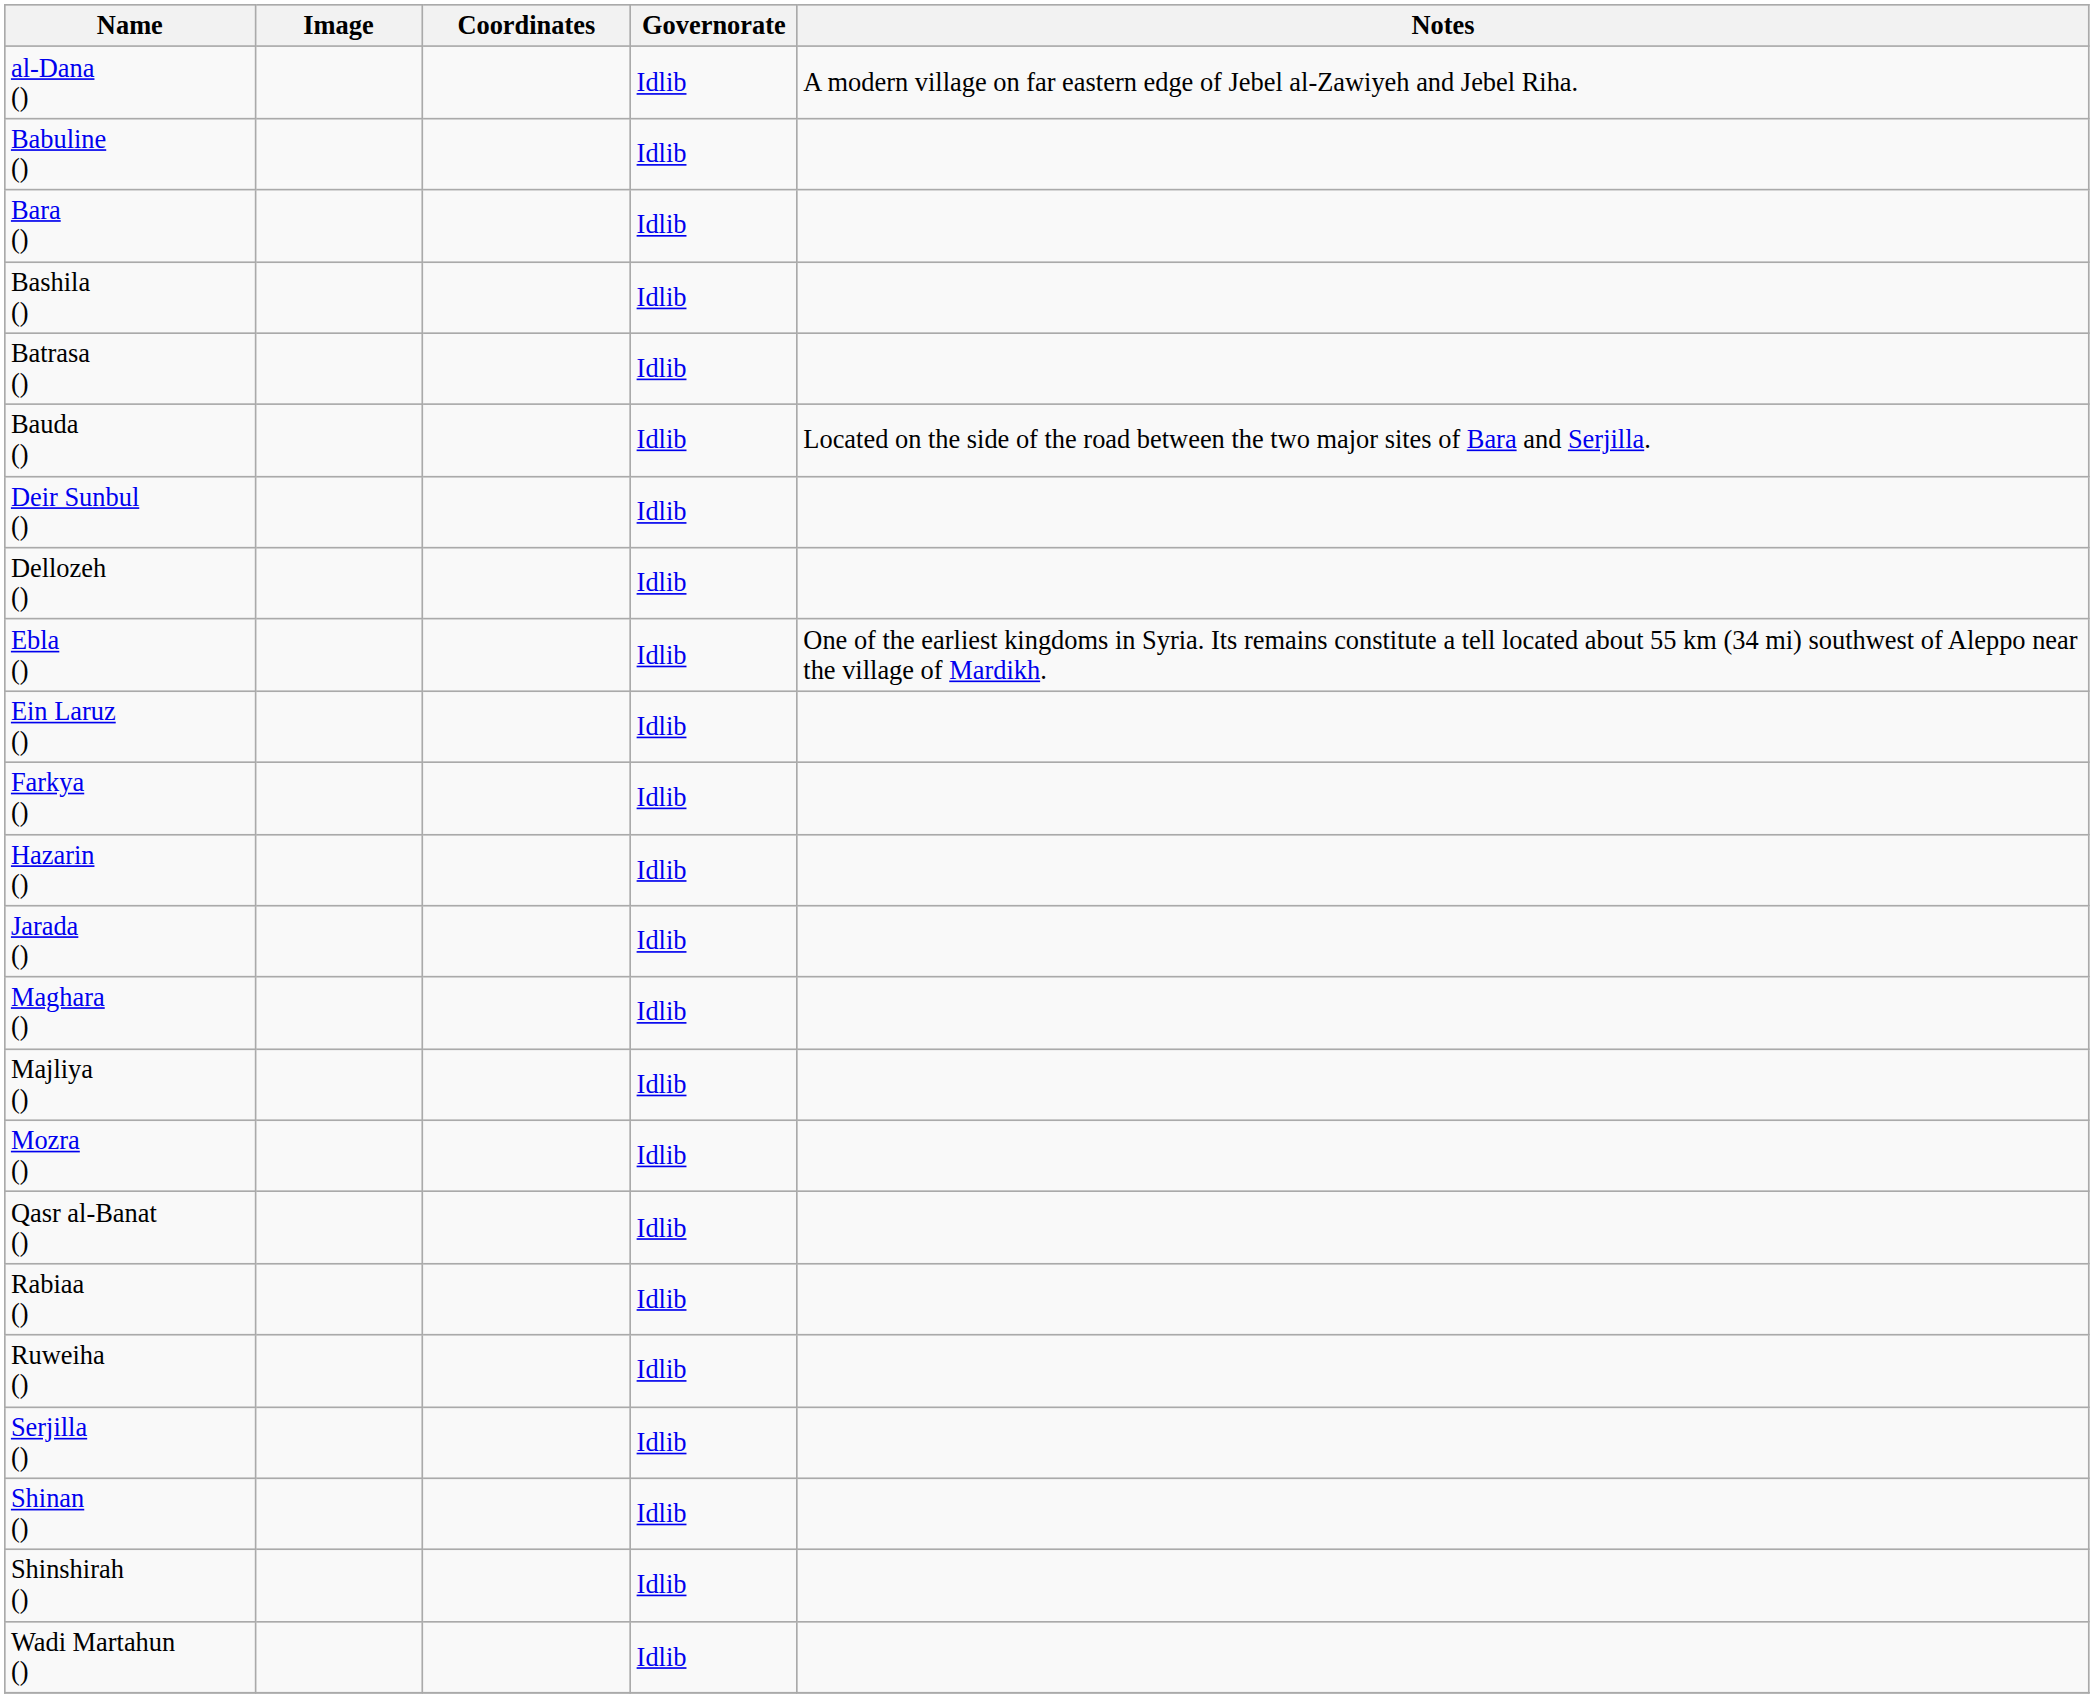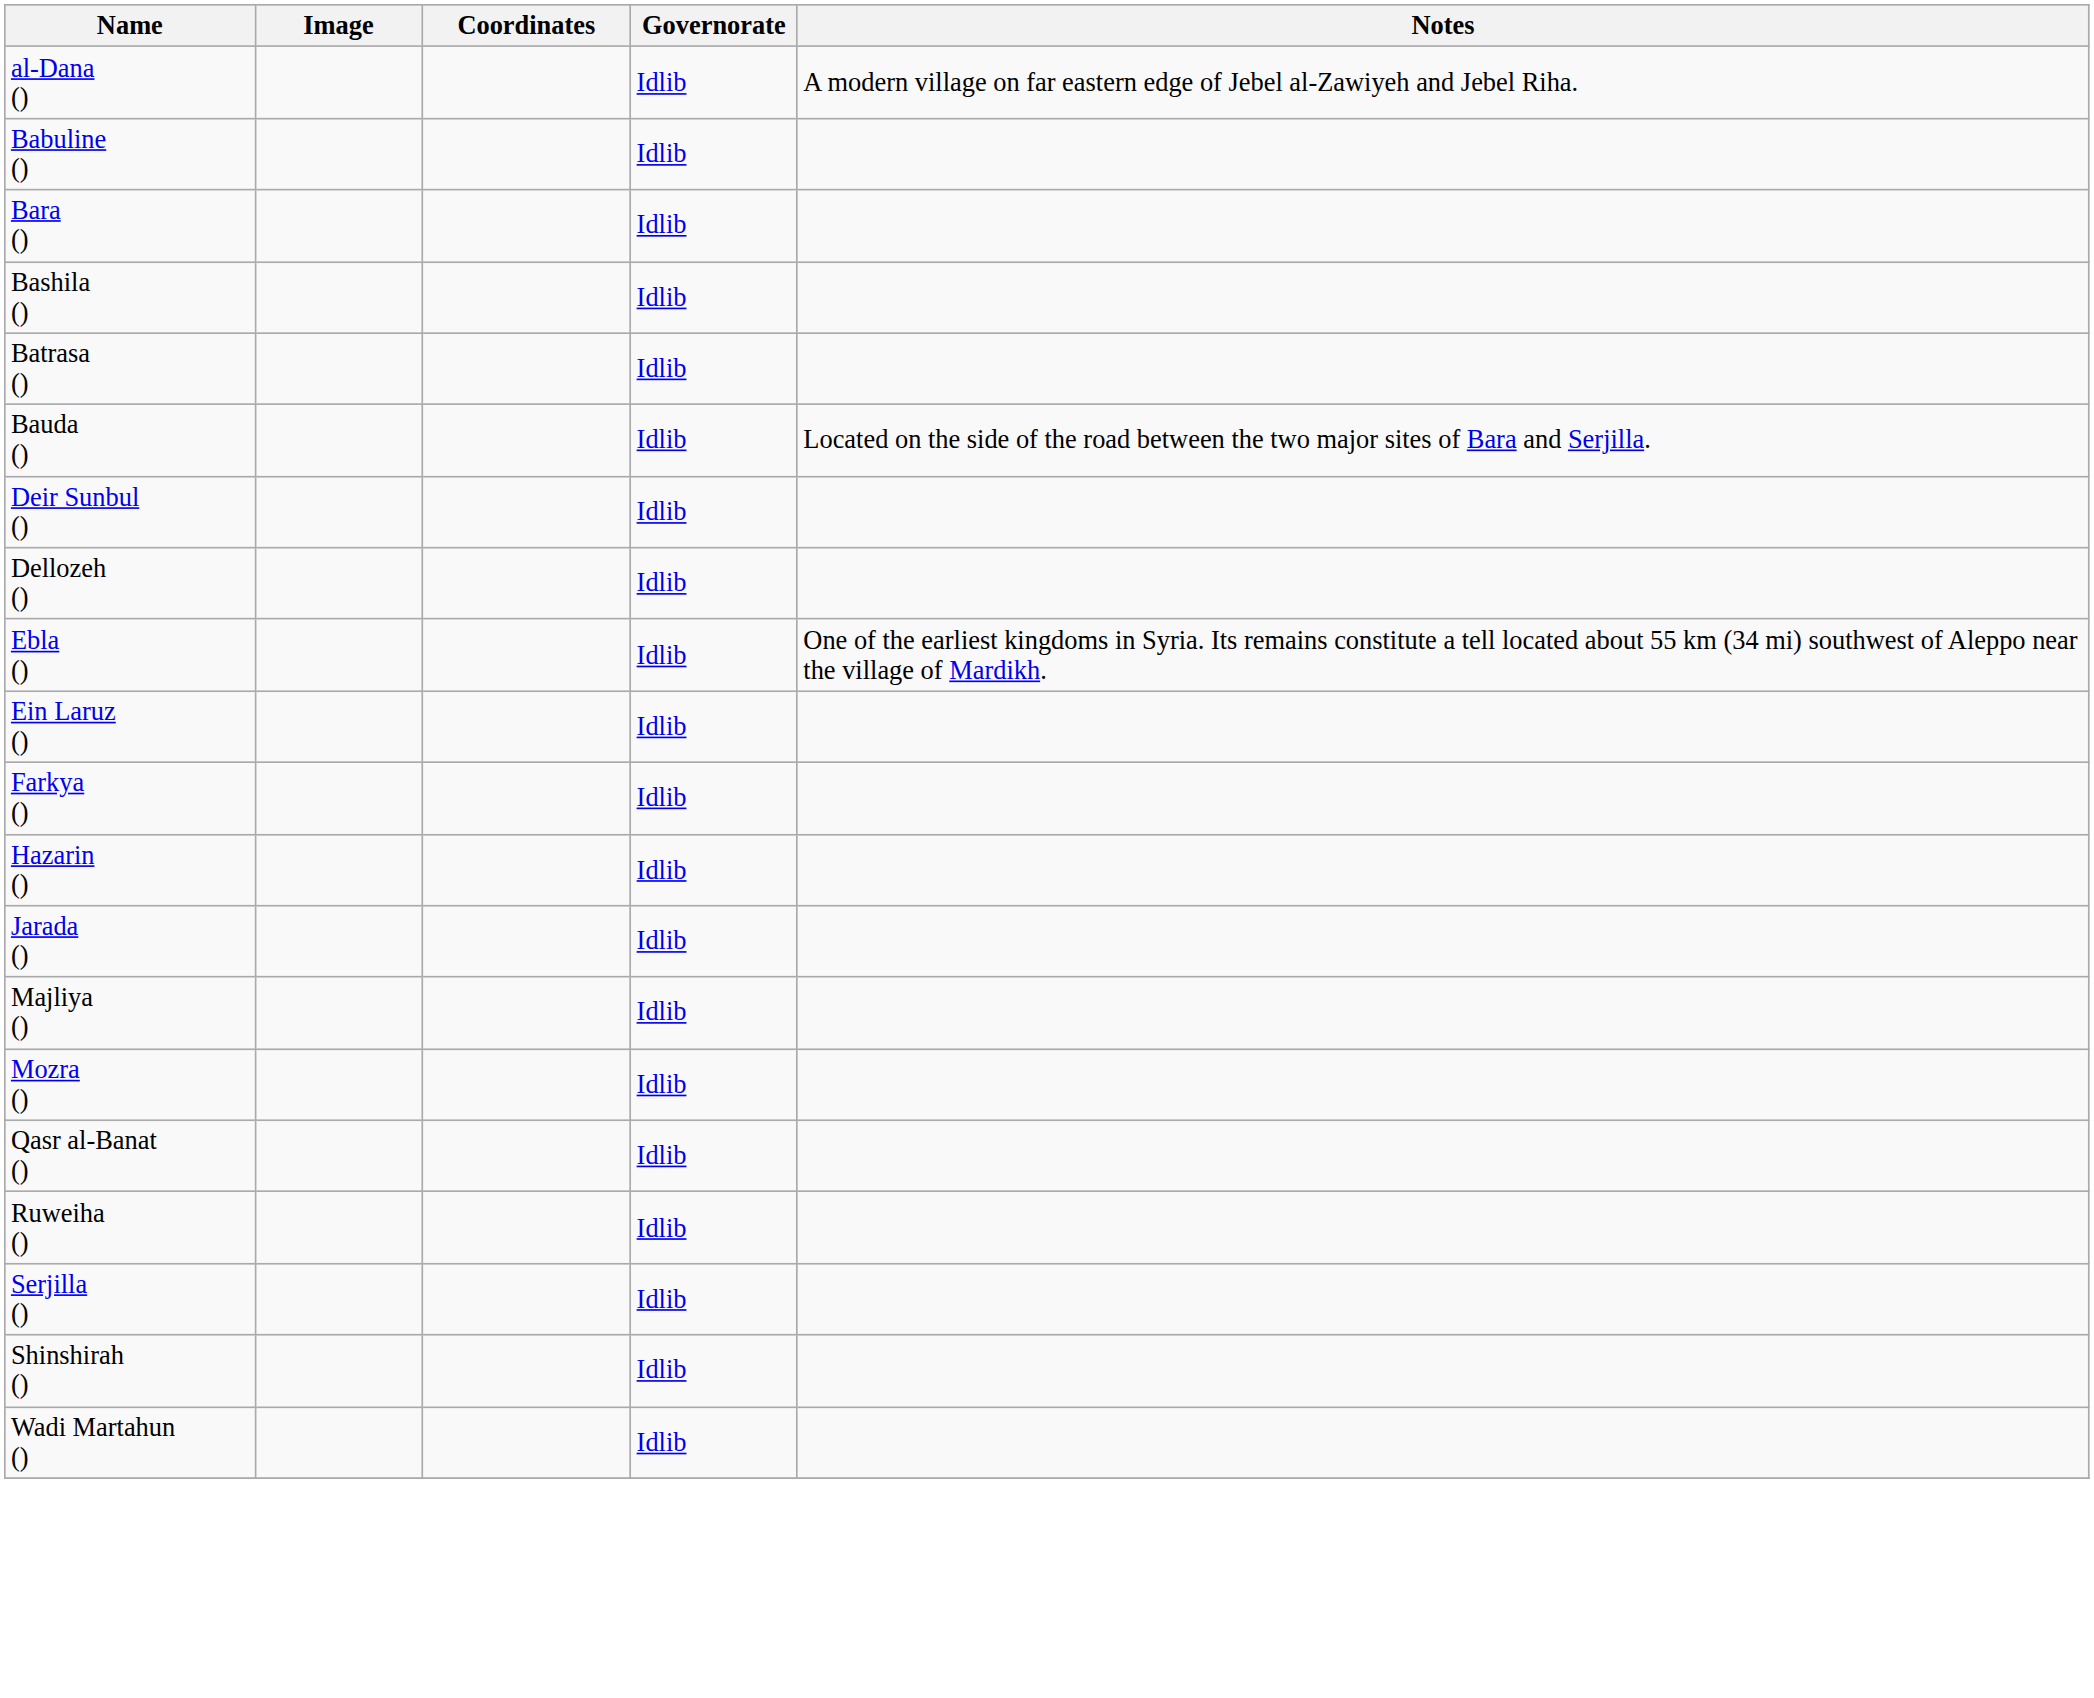- row: (58, 1012)
- row: (48, 1298)
- row: (48, 1513)
